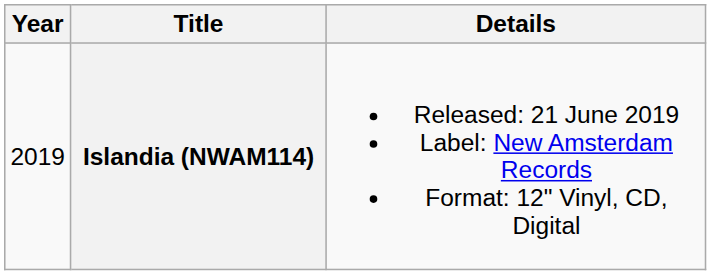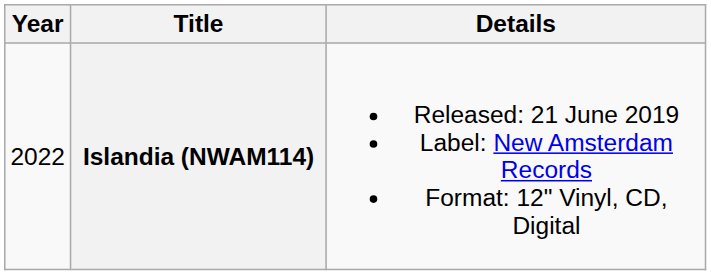(38, 156) 2019 -> (38, 156) 2022
